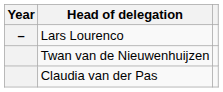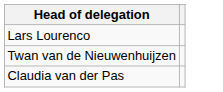- column: (21, 14)
